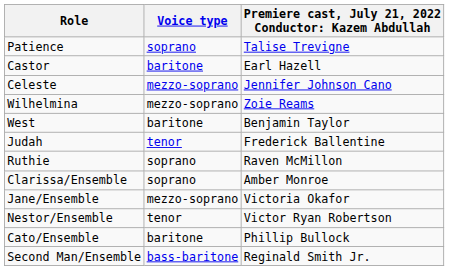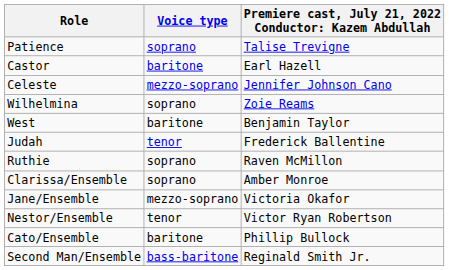(192, 104) mezzo-soprano -> (171, 104) soprano
